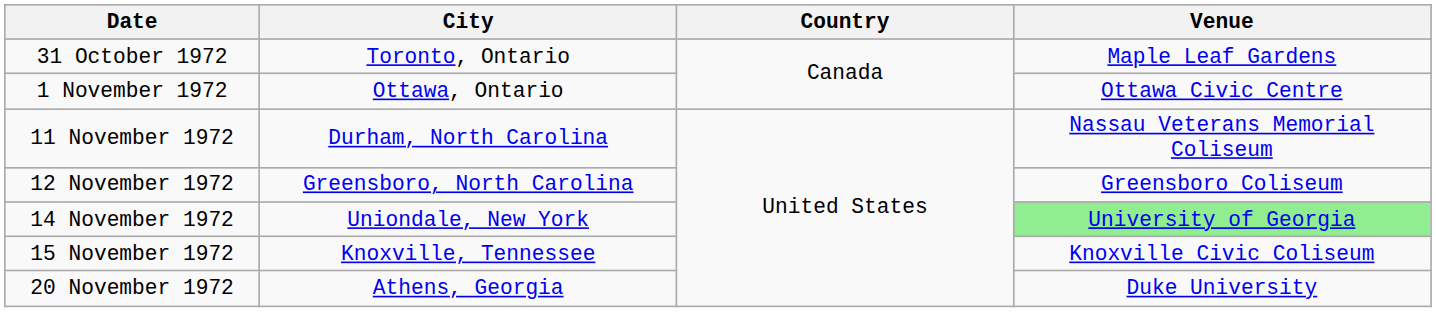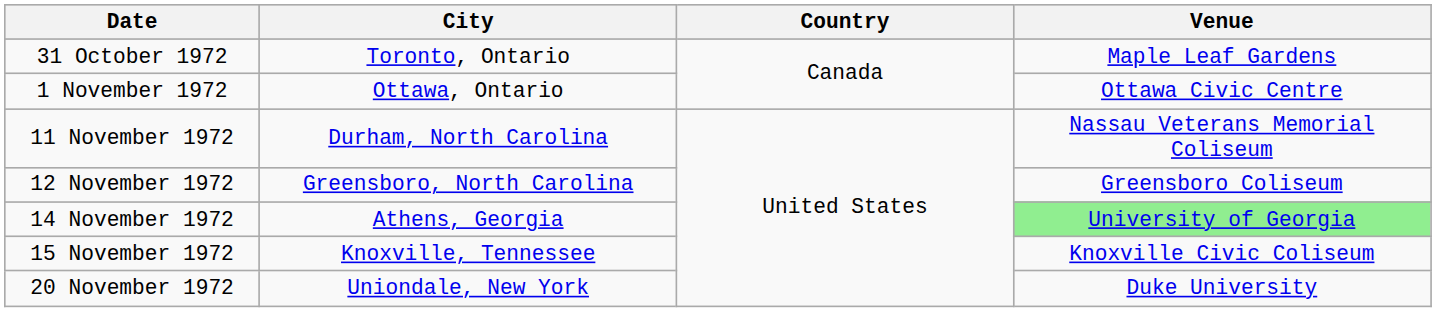(468, 219) Uniondale, New York -> (468, 219) Athens, Georgia
(468, 288) Athens, Georgia -> (468, 288) Uniondale, New York
